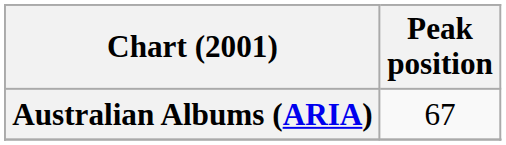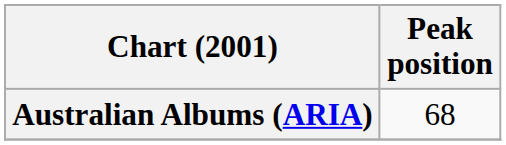(440, 113) 67 -> (440, 113) 68
